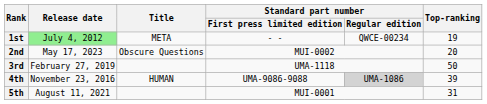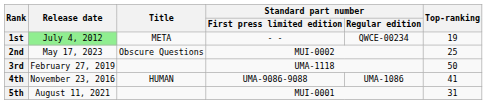(453, 52) 20 -> (453, 52) 25
(384, 79) lightgrey background -> (384, 79) no background
(453, 79) 39 -> (453, 79) 41
